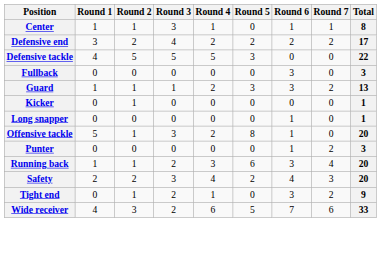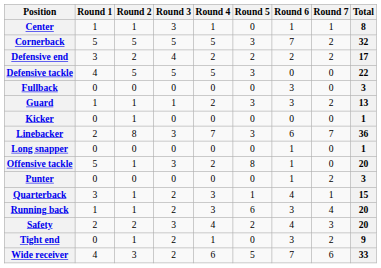+ row: (40, 42)
+ row: (40, 133)
+ row: (40, 194)
